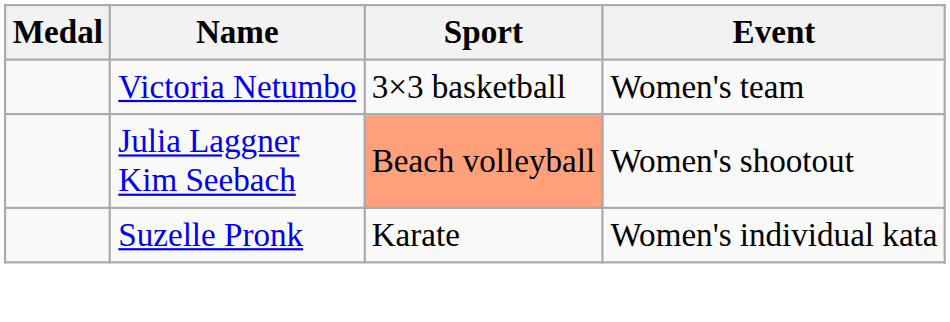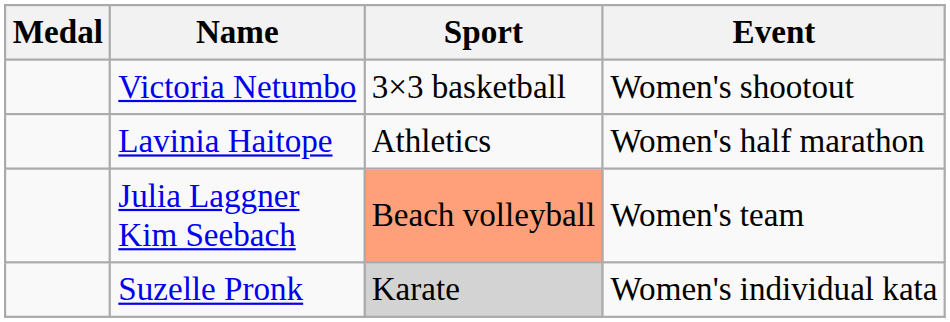(707, 86) Women's team -> (732, 86) Women's shootout
+ row: (225, 141)
(732, 160) Women's shootout -> (707, 215) Women's team
(416, 235) no background -> (416, 289) lightgrey background
